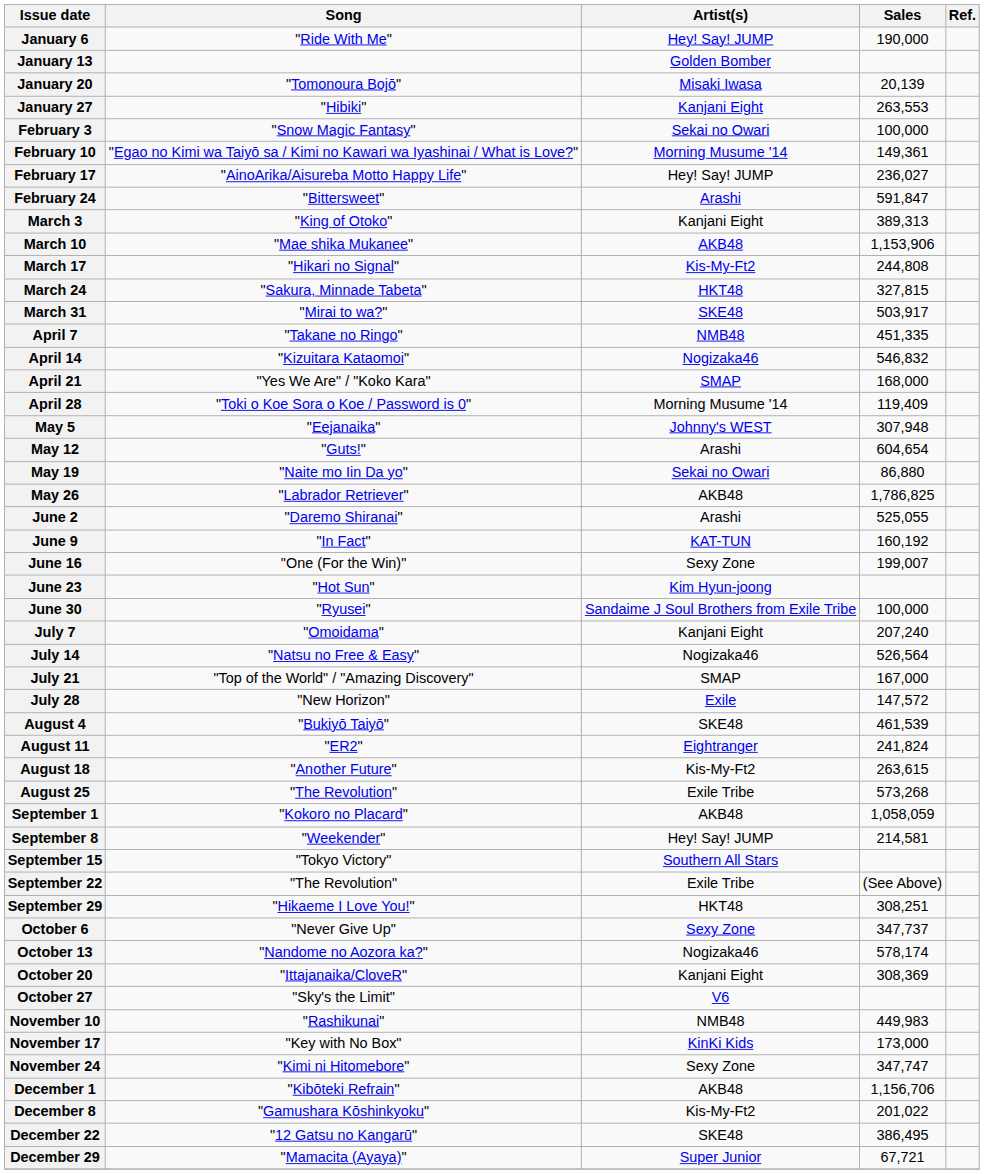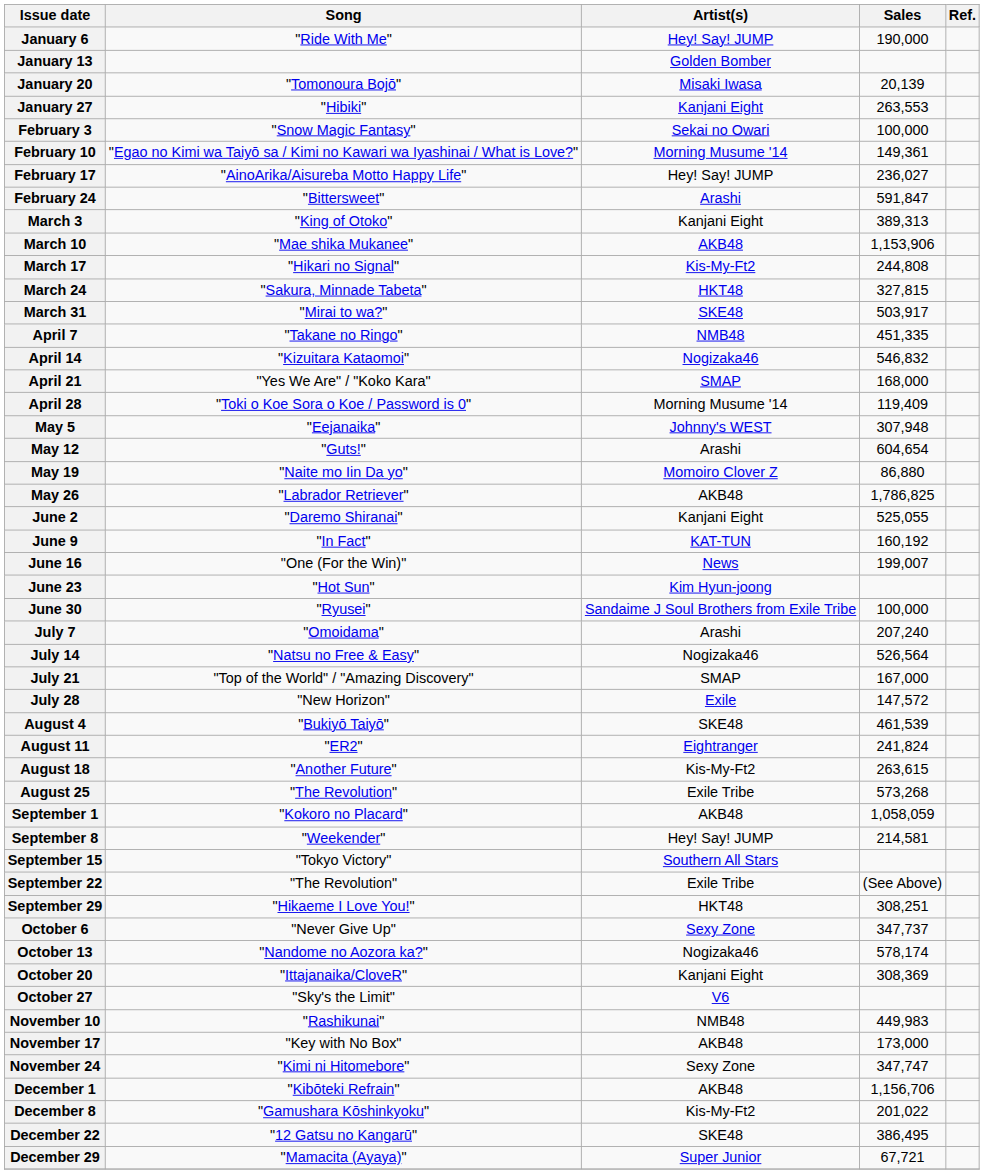(721, 472) Sekai no Owari -> (721, 472) Momoiro Clover Z
(721, 518) Arashi -> (721, 518) Kanjani Eight
(721, 564) Sexy Zone -> (721, 564) News
(721, 632) Kanjani Eight -> (721, 632) Arashi
(721, 1043) KinKi Kids -> (721, 1043) AKB48
